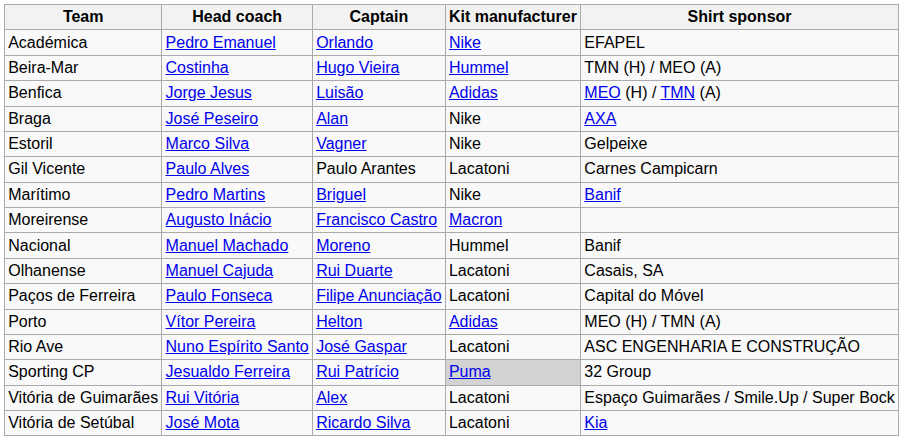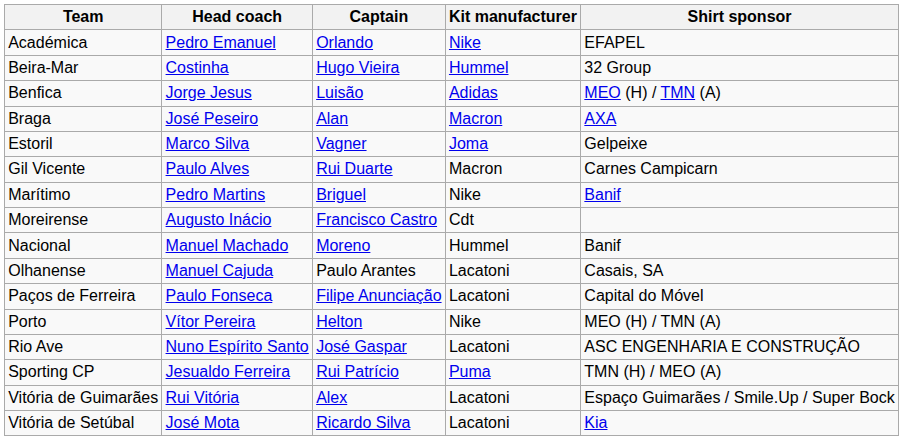(653, 67) TMN (H) / MEO (A) -> (618, 67) 32 Group
(465, 118) Nike -> (476, 118) Macron
(465, 144) Nike -> (468, 144) Joma
(366, 169) Paulo Arantes -> (354, 169) Rui Duarte
(479, 169) Lacatoni -> (476, 169) Macron
(476, 220) Macron -> (461, 220) Cdt
(354, 270) Rui Duarte -> (366, 270) Paulo Arantes
(473, 321) Adidas -> (465, 321) Nike
(470, 372) lightgrey background -> (470, 372) no background
(618, 372) 32 Group -> (653, 372) TMN (H) / MEO (A)
